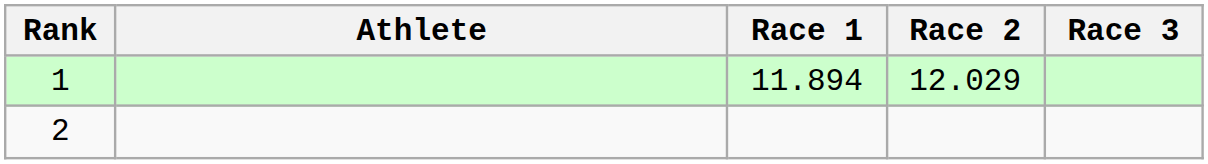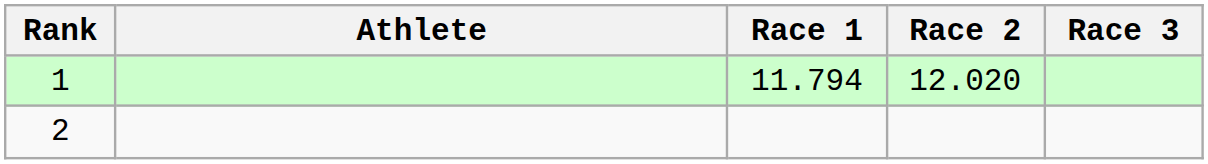(807, 81) 11.894 -> (807, 81) 11.794
(965, 81) 12.029 -> (965, 81) 12.020
